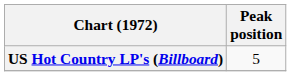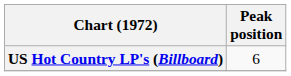(256, 58) 5 -> (256, 58) 6
